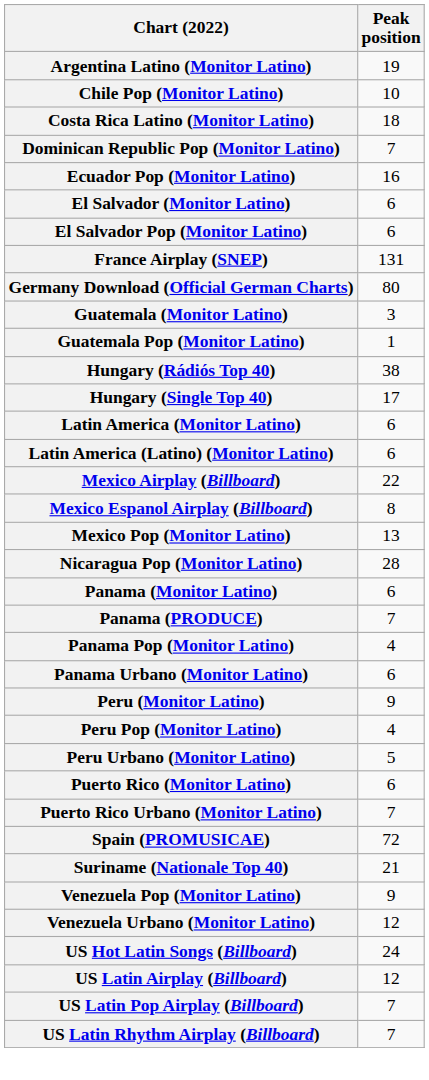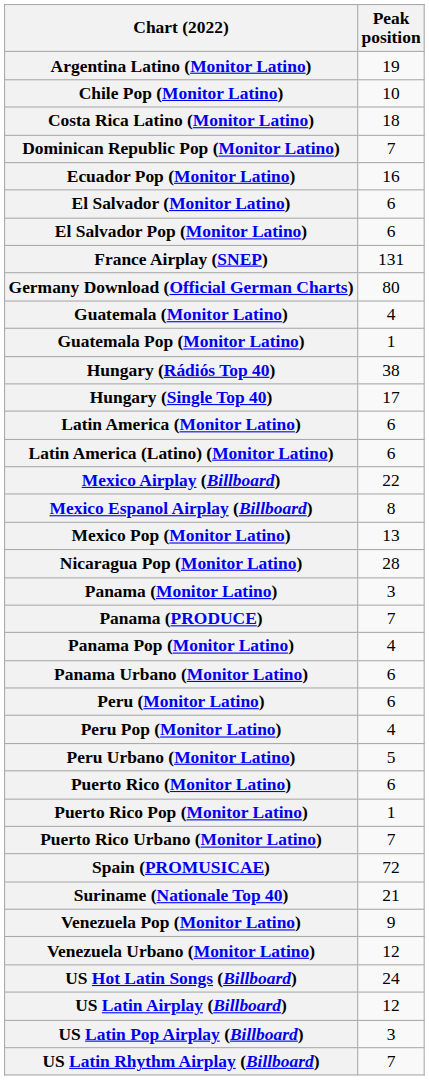(391, 314) 3 -> (391, 314) 4
(391, 591) 6 -> (391, 591) 3
(391, 701) 9 -> (391, 701) 6
+ row: (181, 812)
(391, 1006) 7 -> (391, 1033) 3
